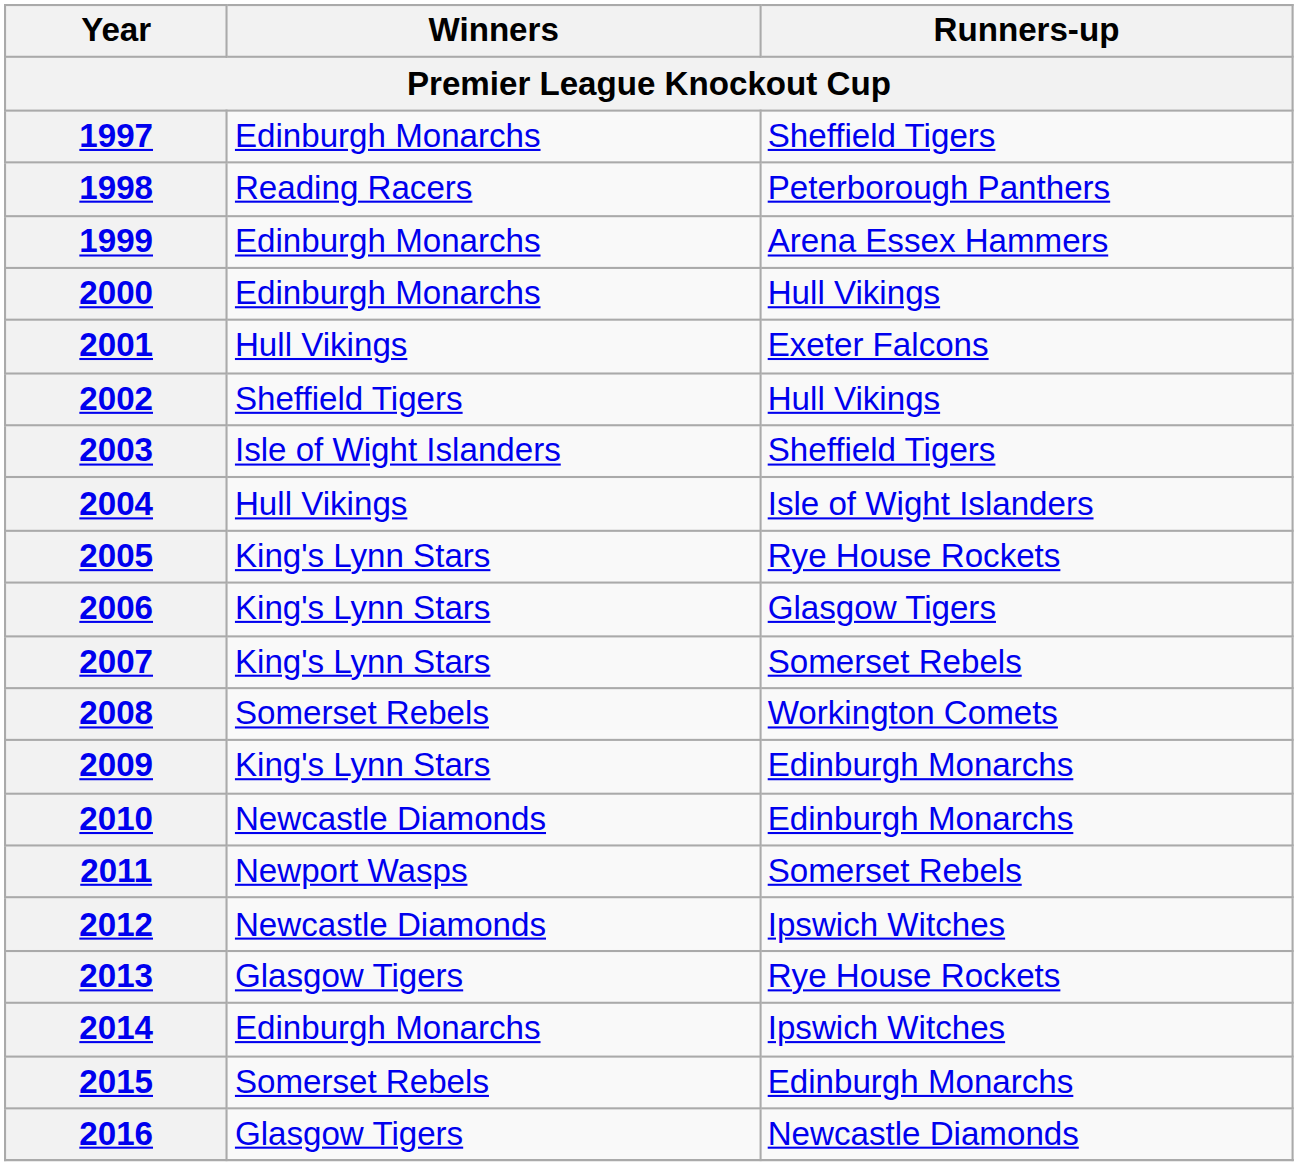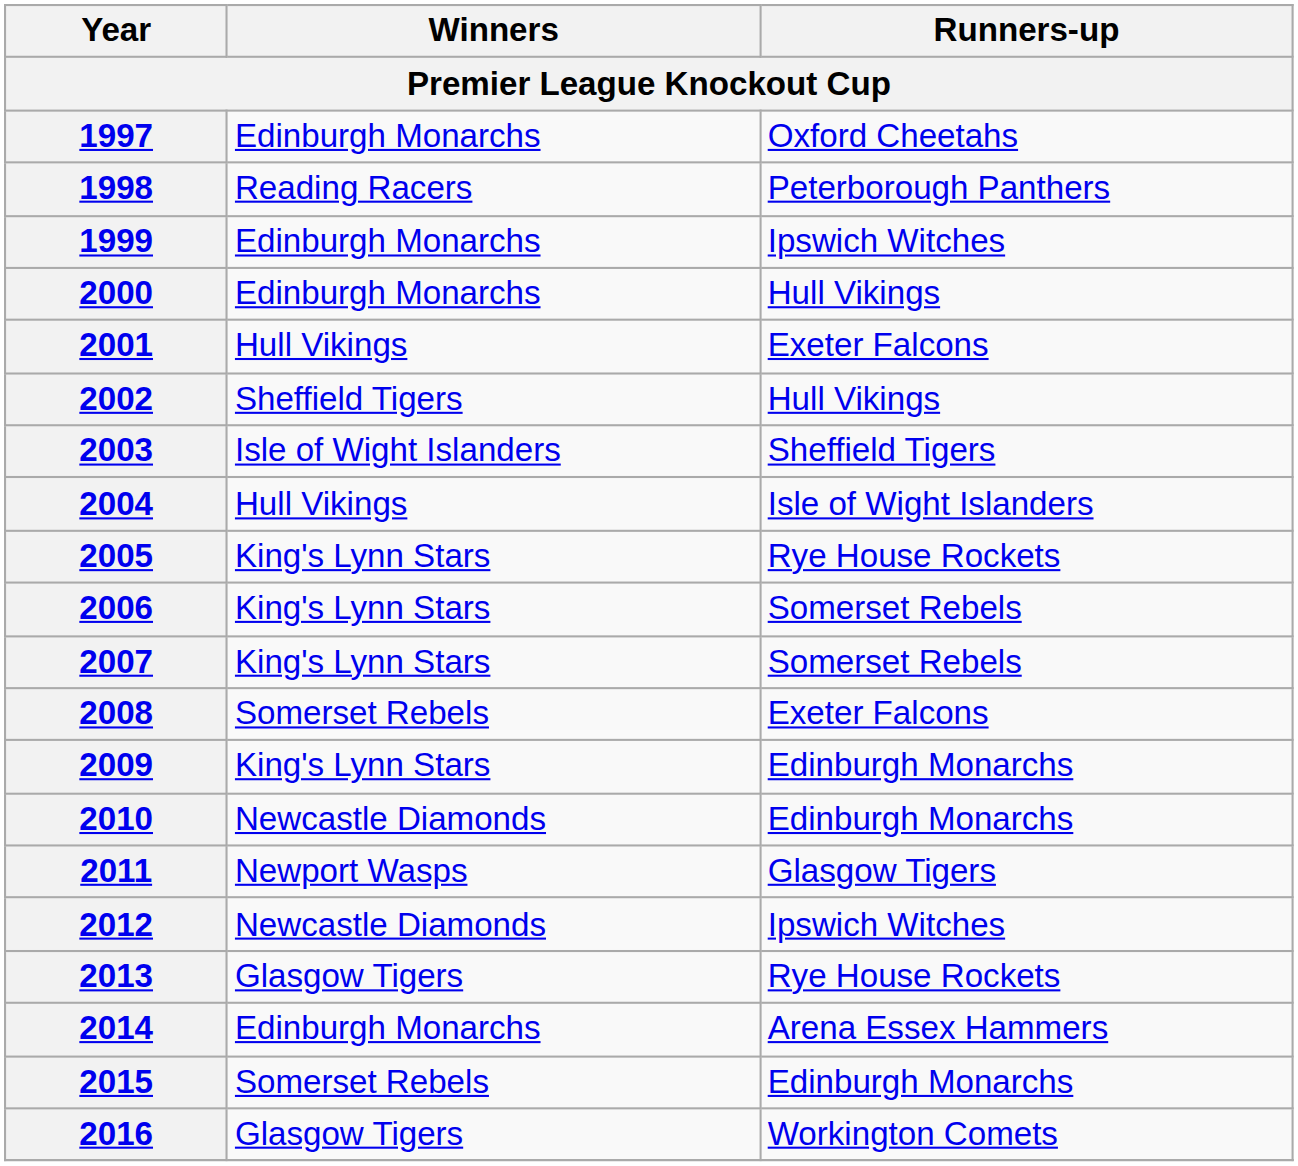(882, 135) Sheffield Tigers -> (893, 135) Oxford Cheetahs
(938, 240) Arena Essex Hammers -> (886, 240) Ipswich Witches
(882, 608) Glasgow Tigers -> (895, 608) Somerset Rebels
(913, 713) Workington Comets -> (878, 713) Exeter Falcons
(895, 871) Somerset Rebels -> (882, 871) Glasgow Tigers
(886, 1028) Ipswich Witches -> (938, 1028) Arena Essex Hammers
(923, 1133) Newcastle Diamonds -> (913, 1133) Workington Comets
